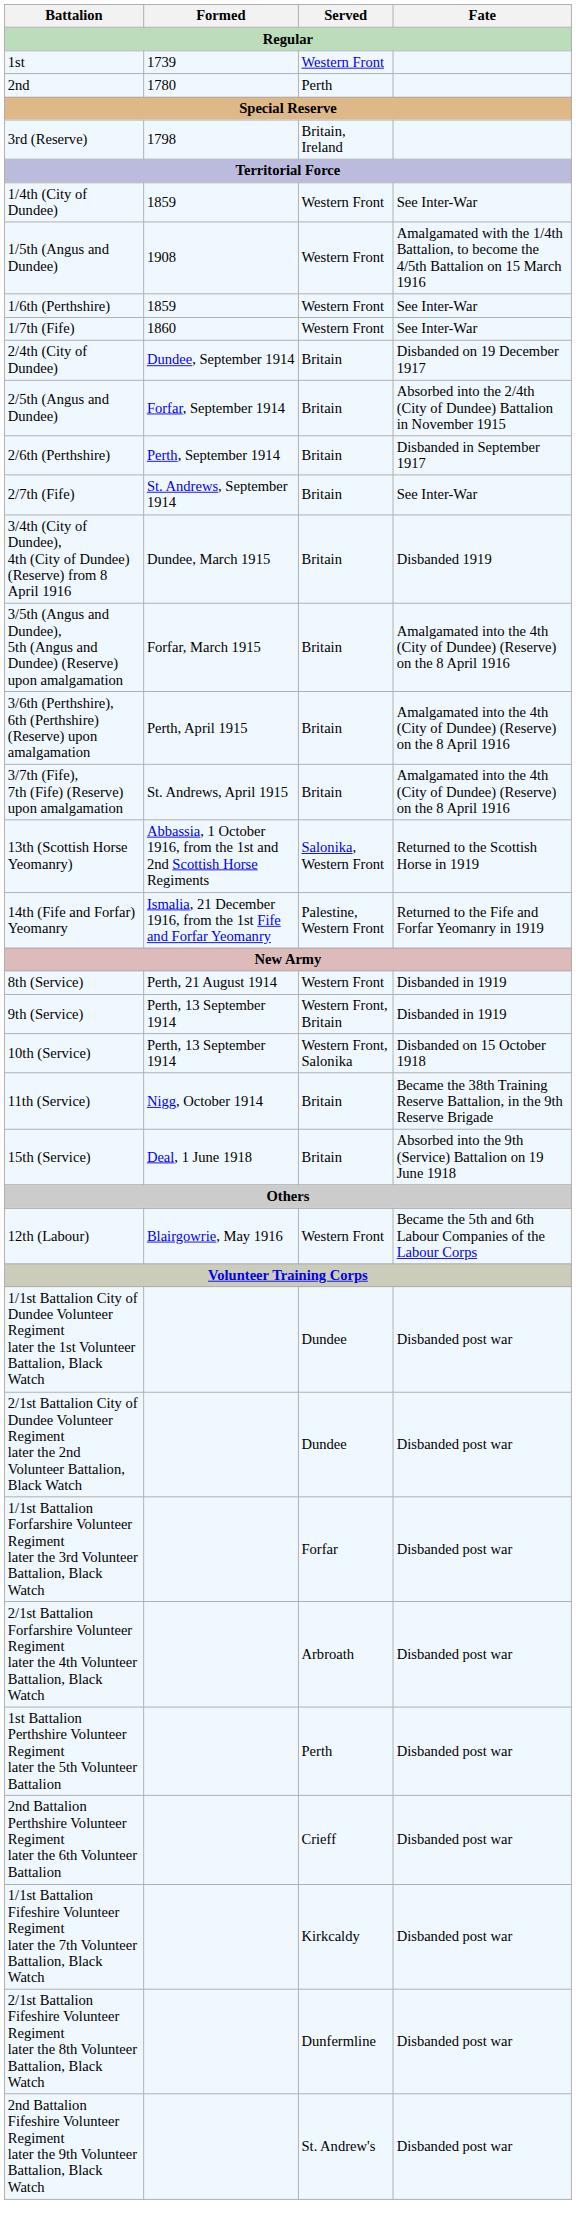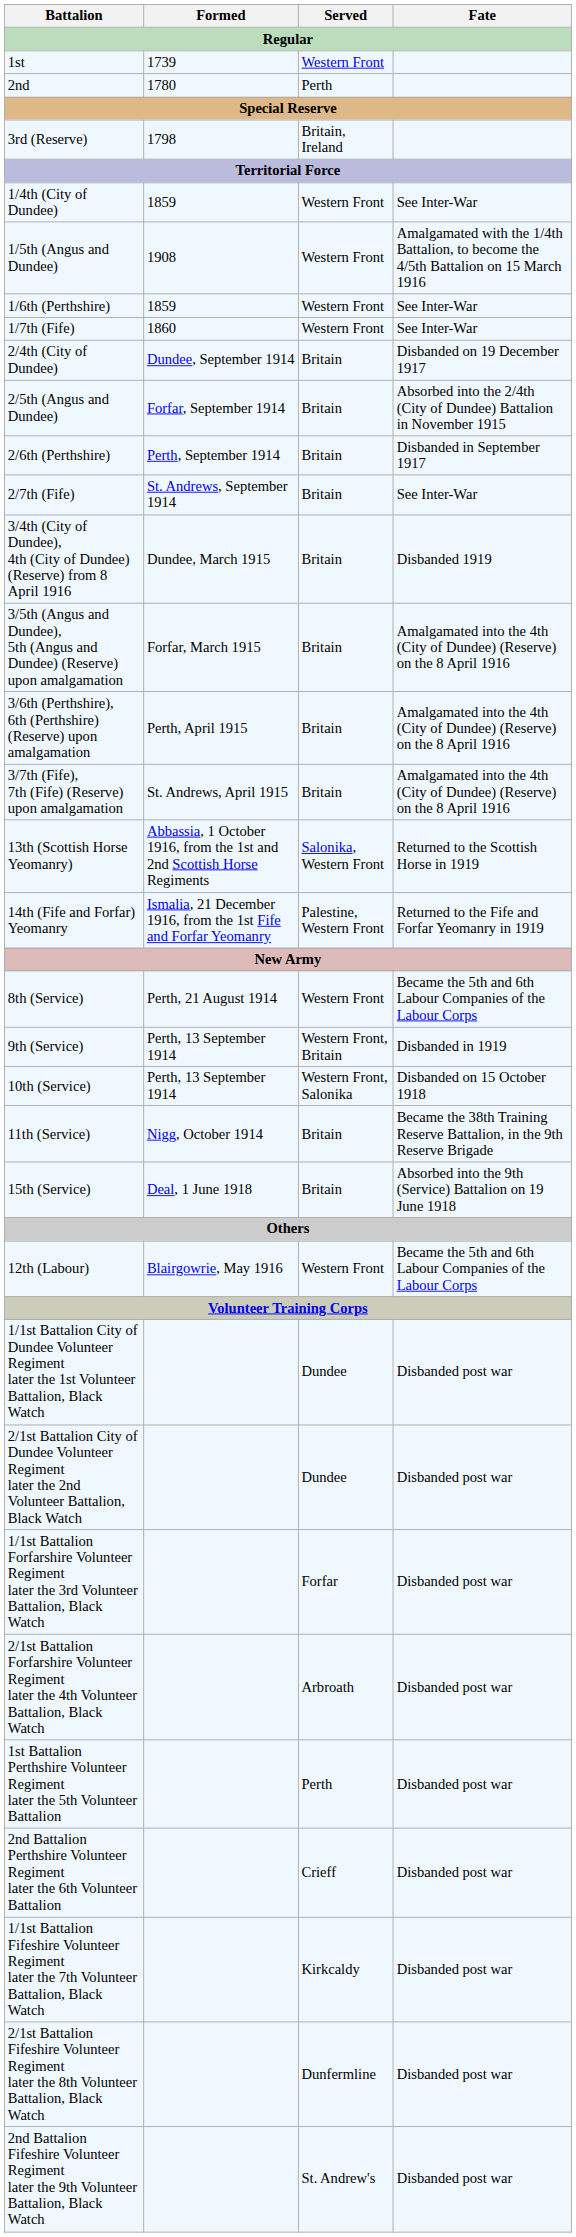(452, 982) Disbanded in 1919 -> (471, 999) Became the 5th and 6th Labour Companies of the Labour Corps
